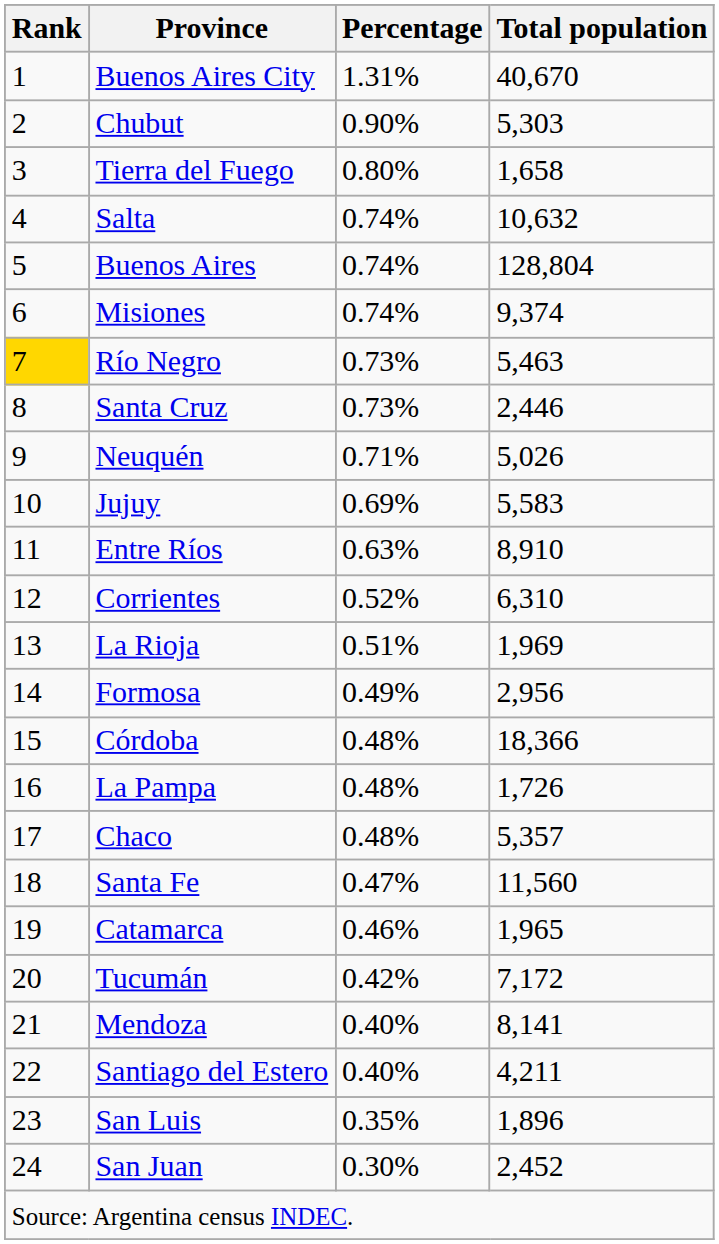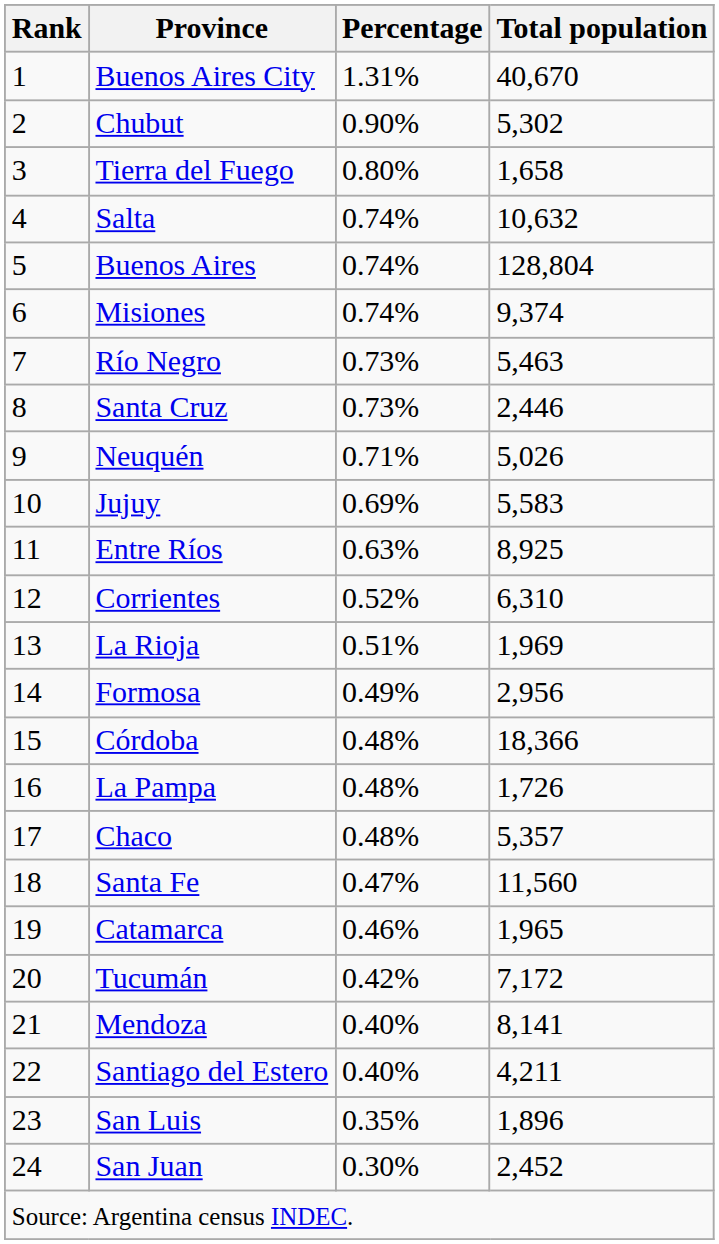(530, 123) 5,303 -> (530, 123) 5,302
(19, 360) gold background -> (19, 360) no background
(530, 550) 8,910 -> (530, 550) 8,925
